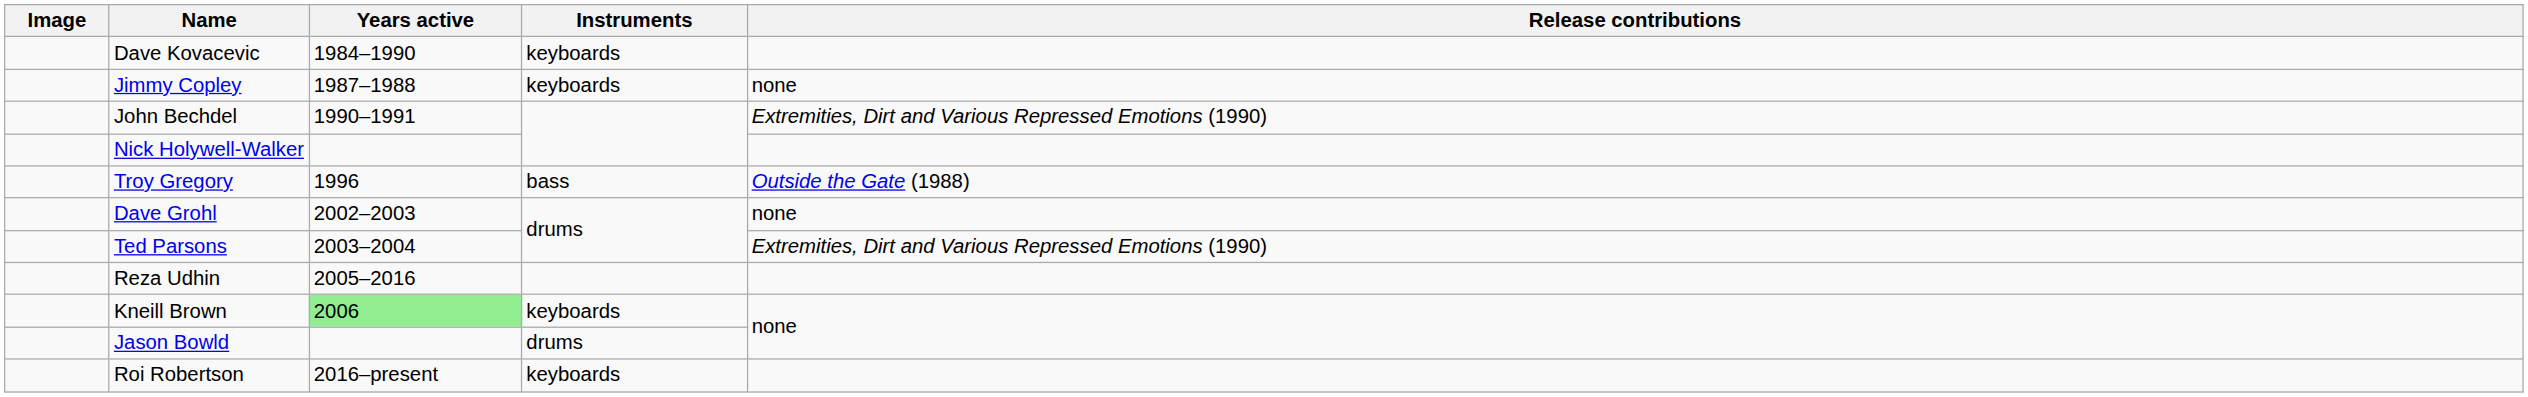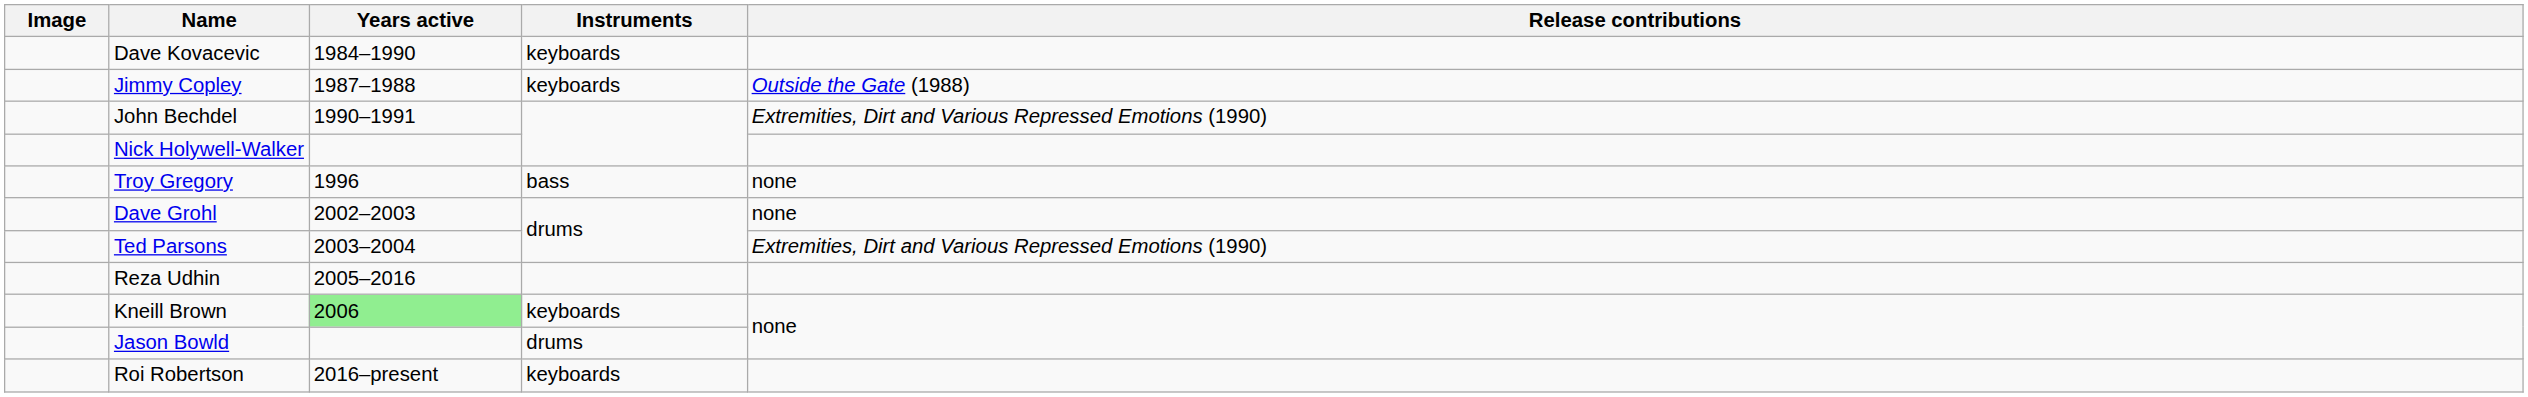(774, 85) none -> (861, 85) Outside the Gate (1988)
(861, 181) Outside the Gate (1988) -> (774, 181) none
